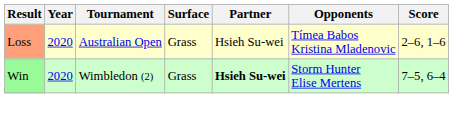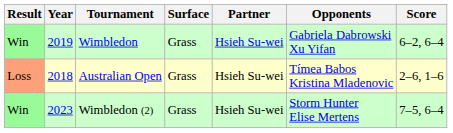+ row: (108, 41)
(60, 41) 2020 -> (60, 75) 2018
(60, 75) 2020 -> (60, 110) 2023
(250, 75) bold -> (249, 110) normal
